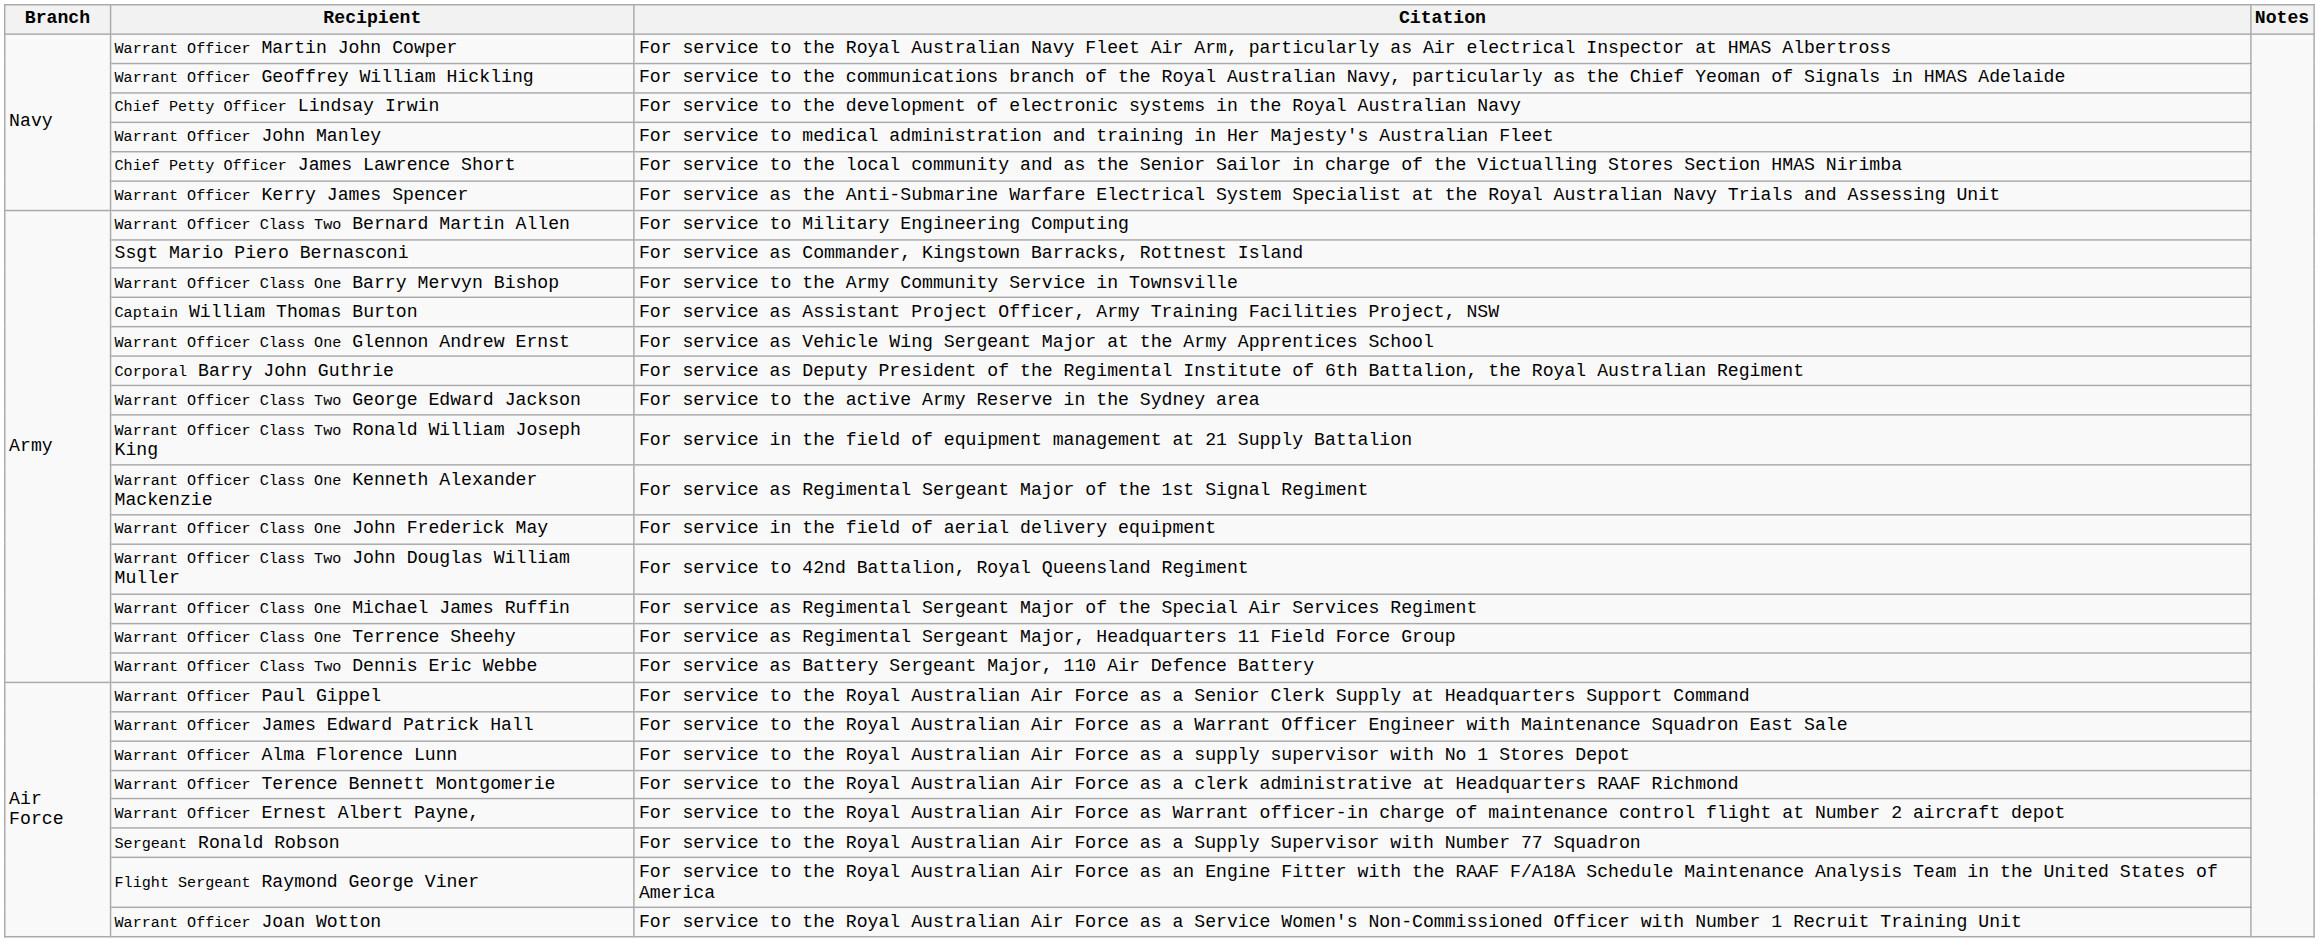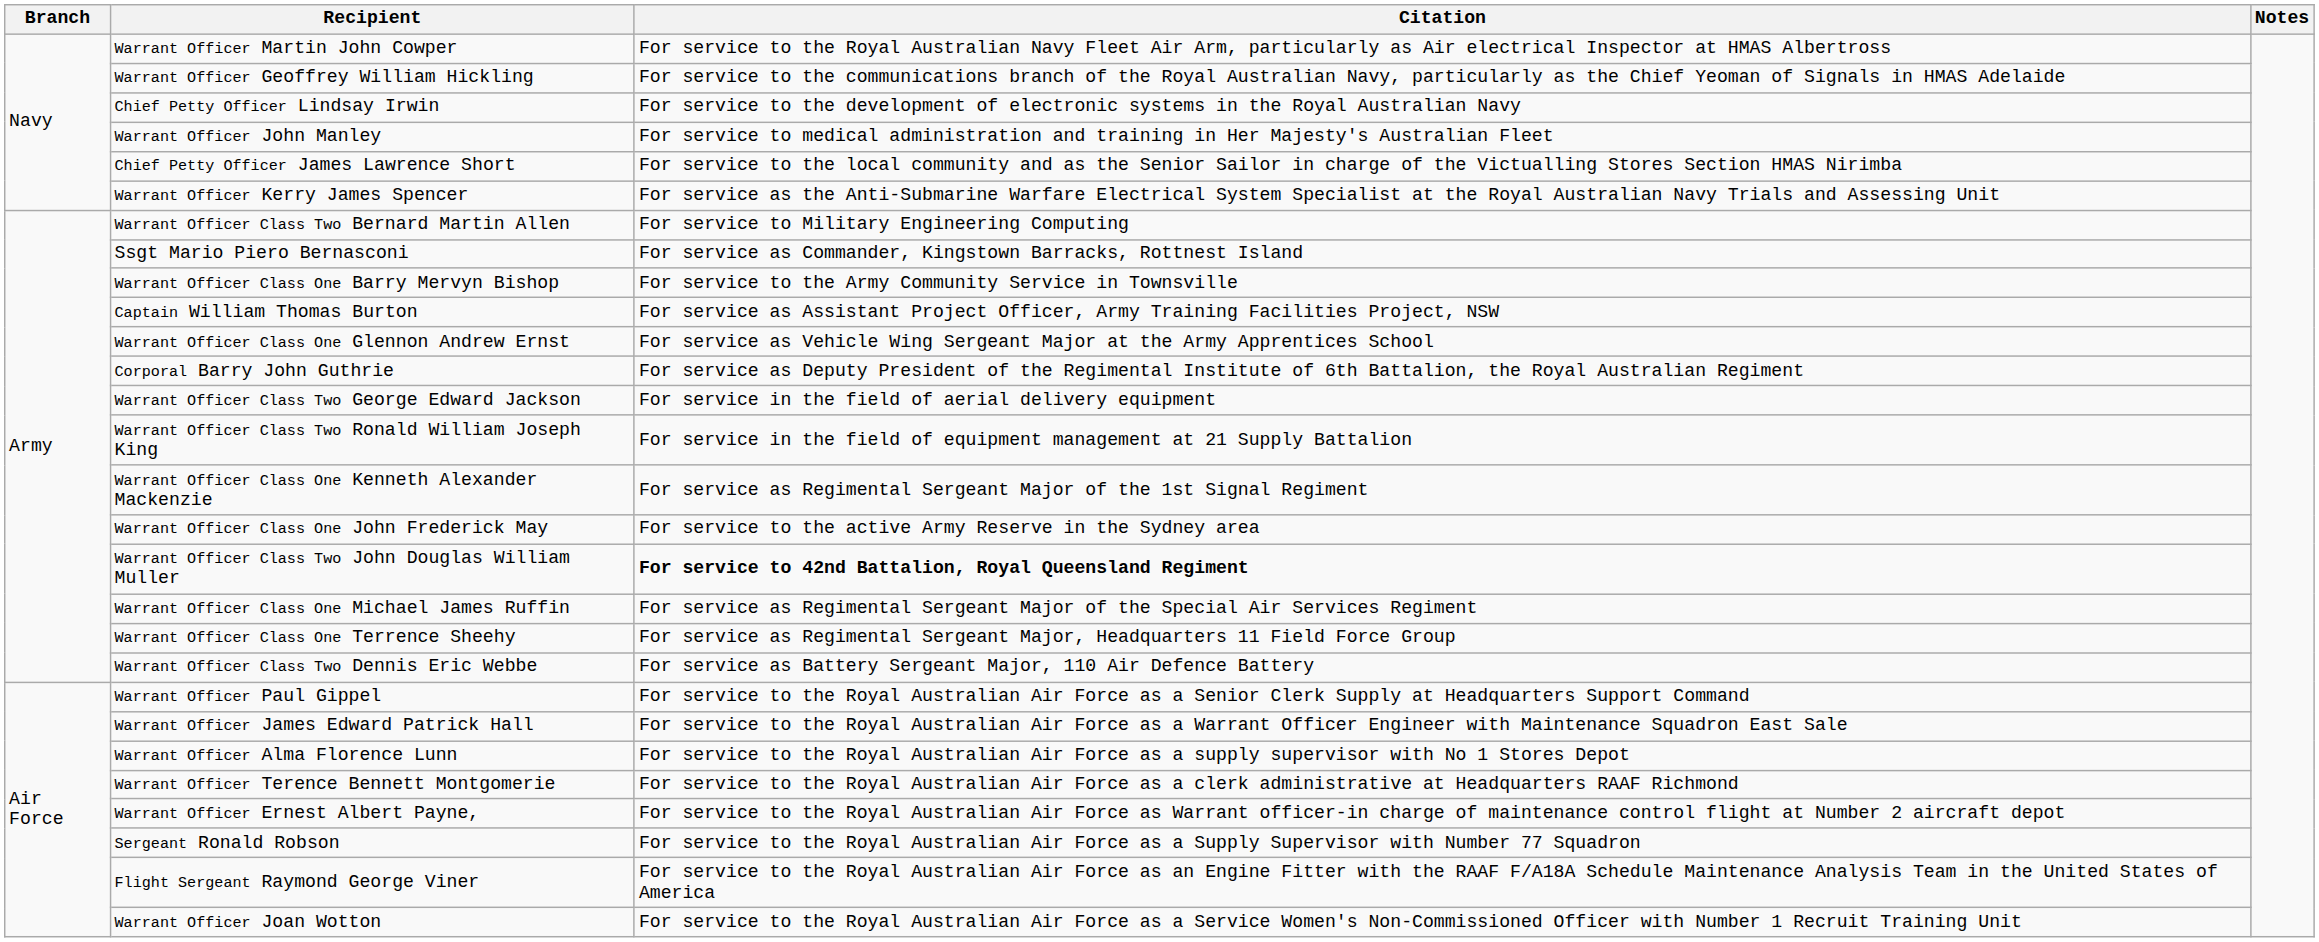(949, 401) For service to the active Army Reserve in the Sydney area -> (927, 401) For service in the field of aerial delivery equipment
(927, 530) For service in the field of aerial delivery equipment -> (949, 530) For service to the active Army Reserve in the Sydney area
(944, 569) normal -> (944, 569) bold
